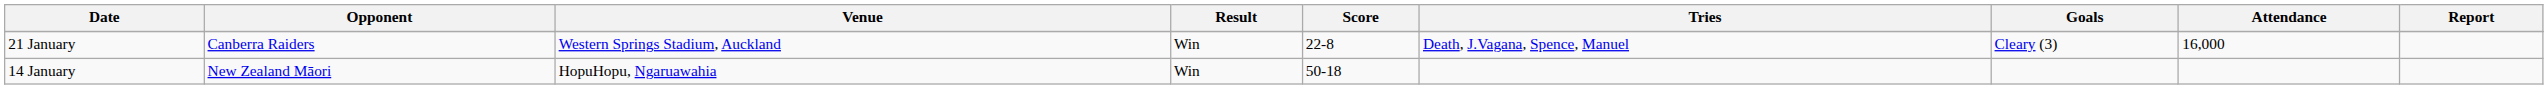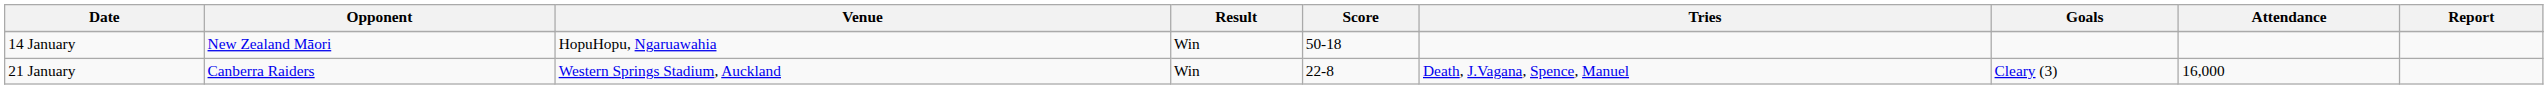rows swapped: (42, 70) <-> (42, 44)
